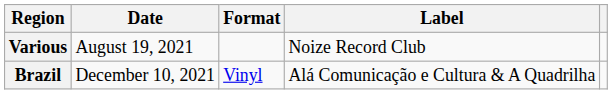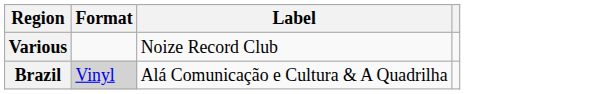- column: (145, 18)
(243, 74) no background -> (95, 74) lightgrey background
